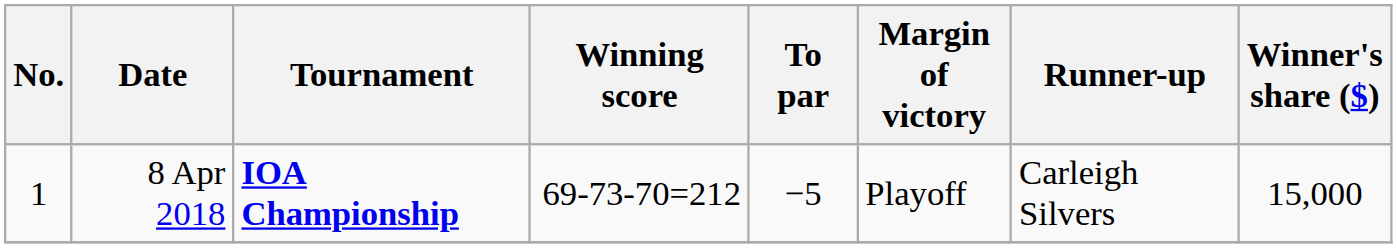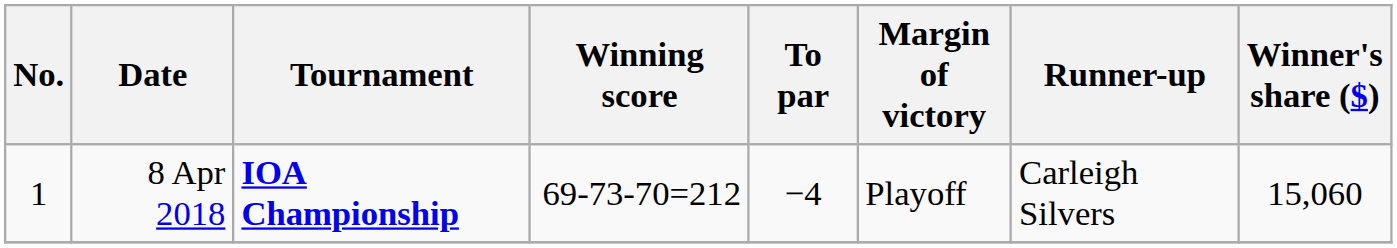(803, 193) −5 -> (803, 193) −4
(1315, 193) 15,000 -> (1315, 193) 15,060
